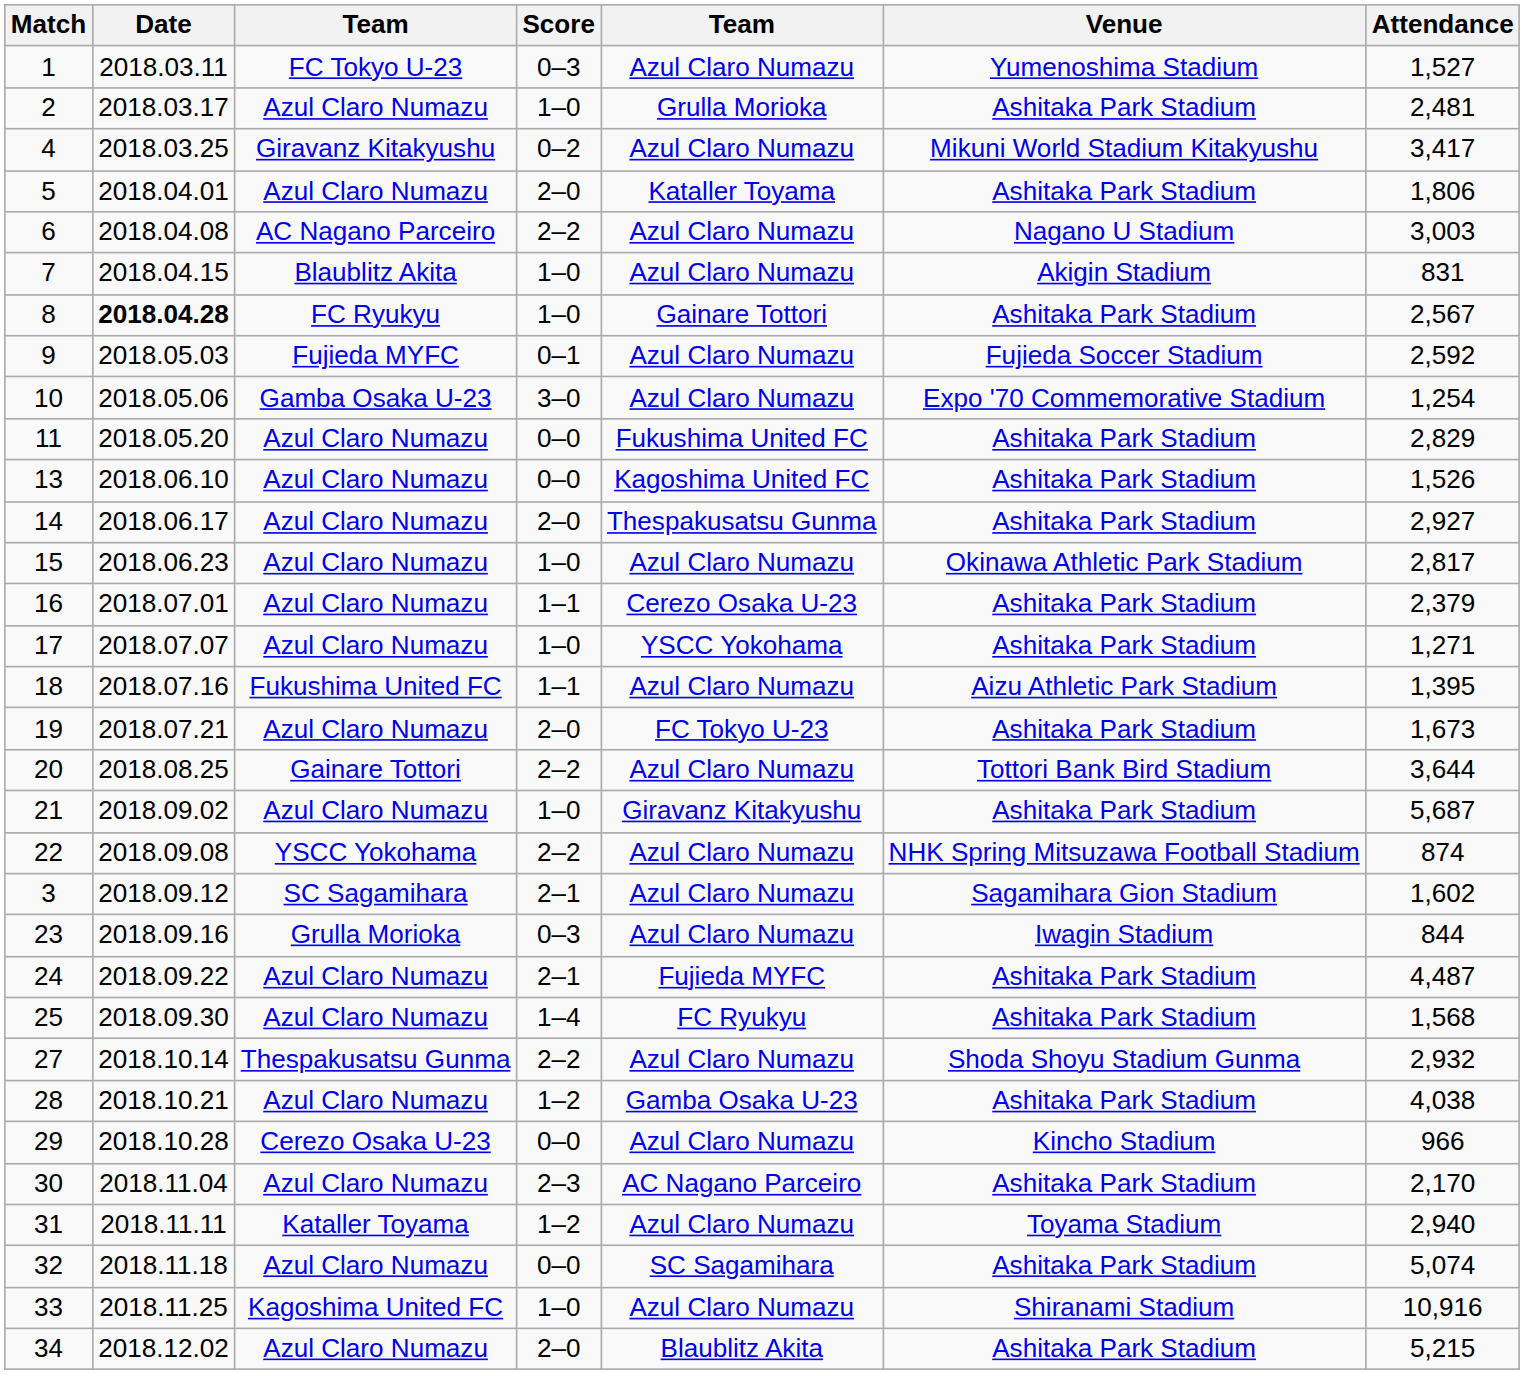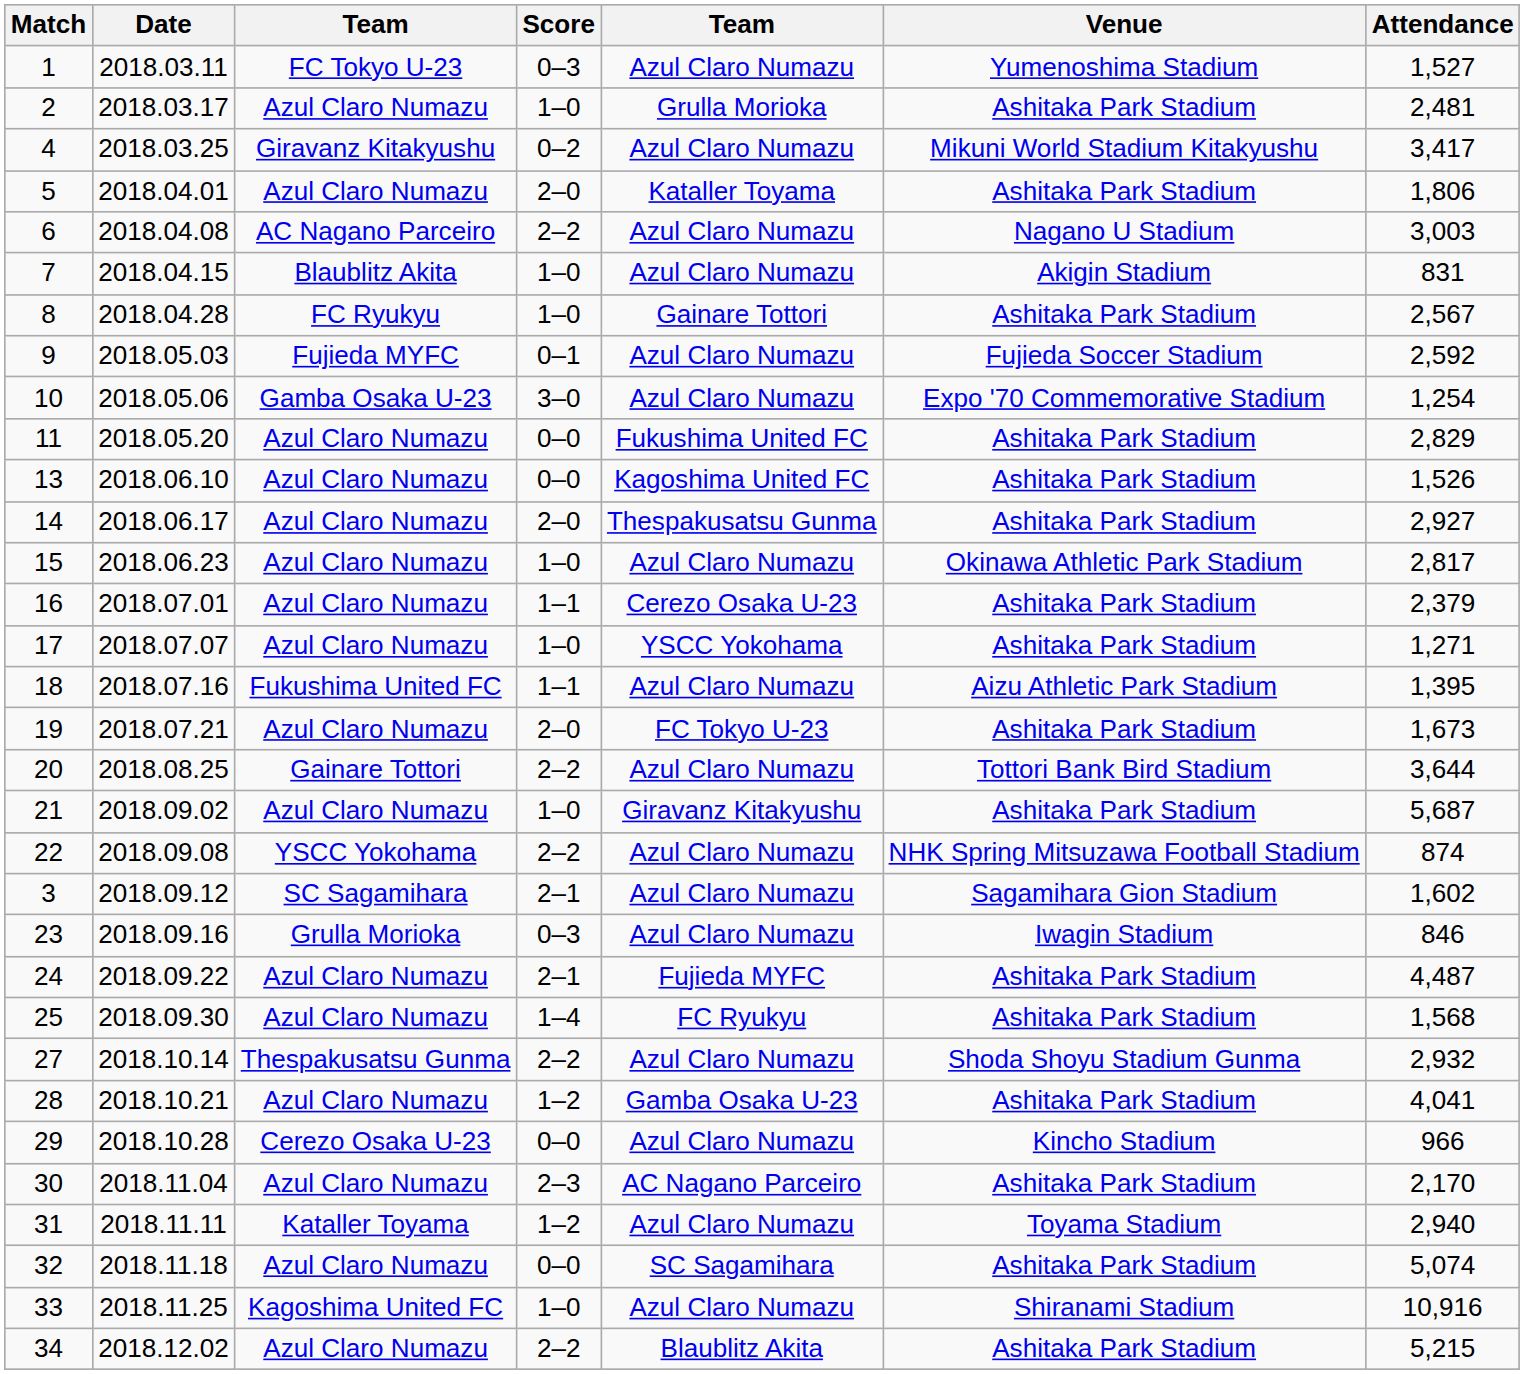(163, 314) bold -> (163, 314) normal
(1443, 935) 844 -> (1443, 935) 846
(1443, 1100) 4,038 -> (1443, 1100) 4,041
(559, 1348) 2–0 -> (559, 1348) 2–2
